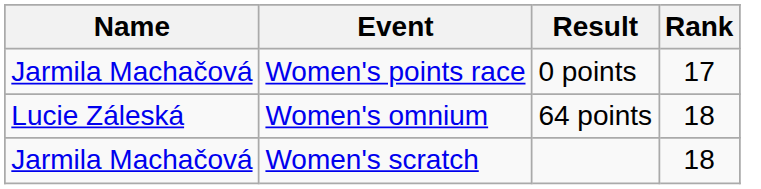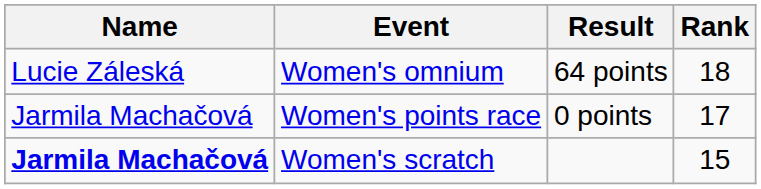rows swapped: (395, 71) <-> (377, 115)
(132, 159) normal -> (140, 159) bold
(699, 159) 18 -> (715, 159) 15
